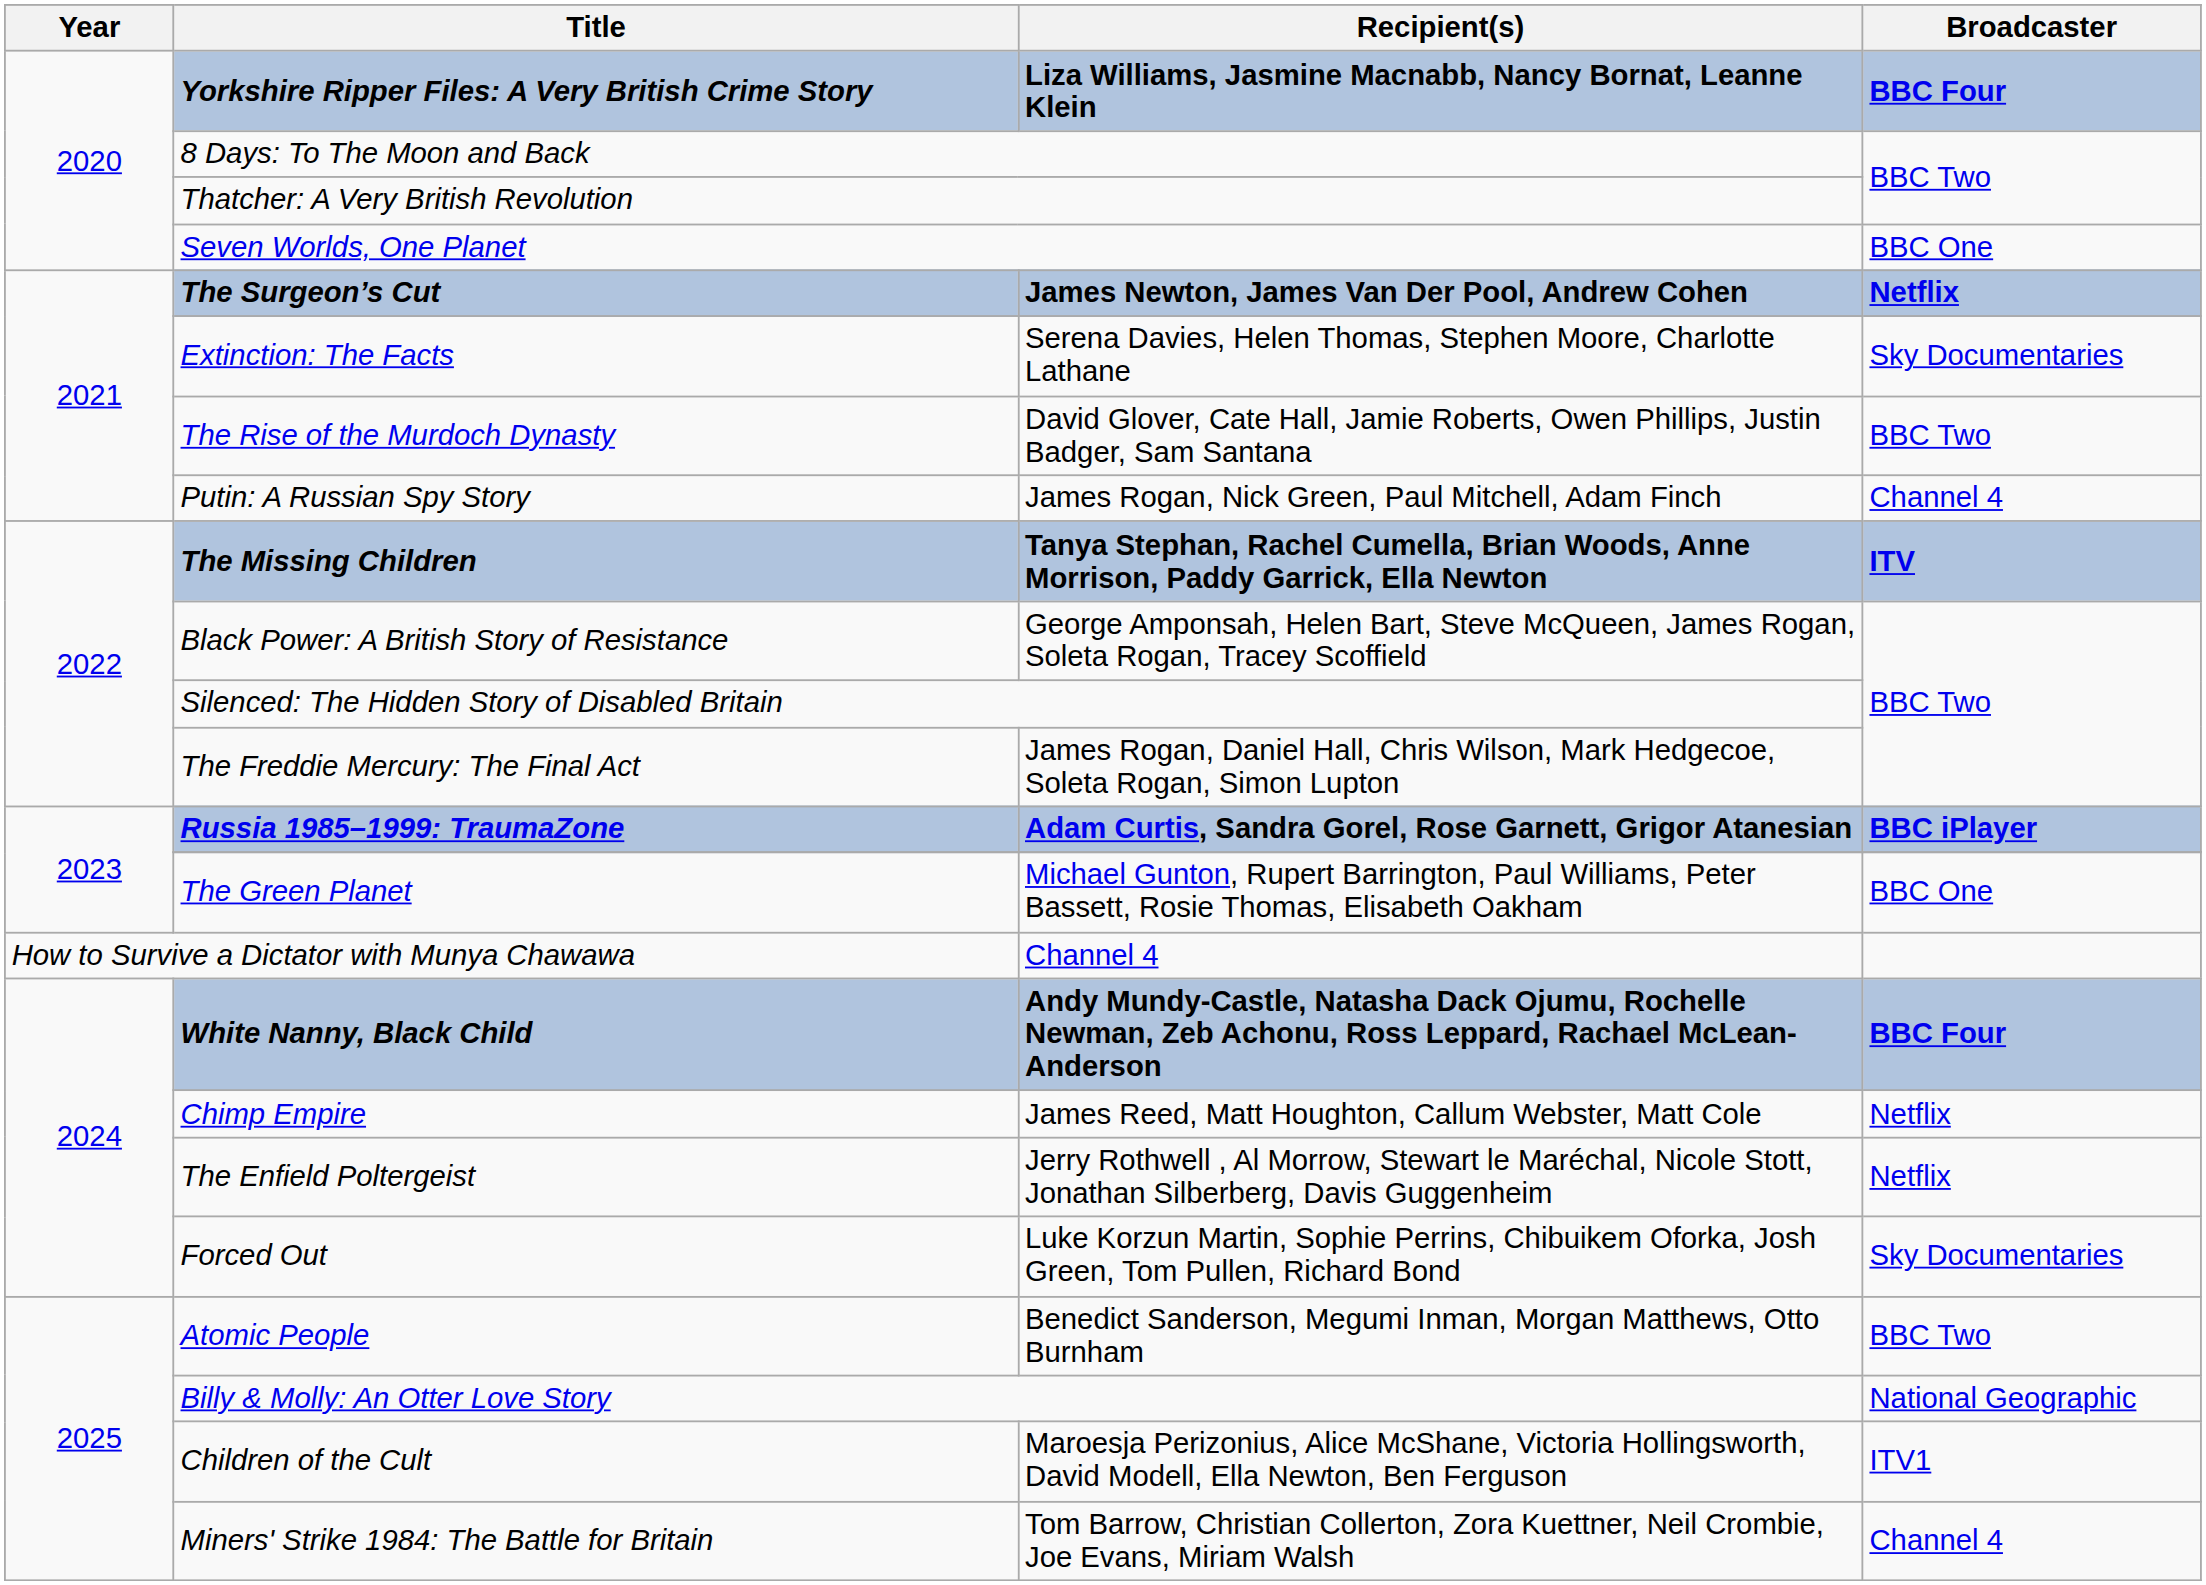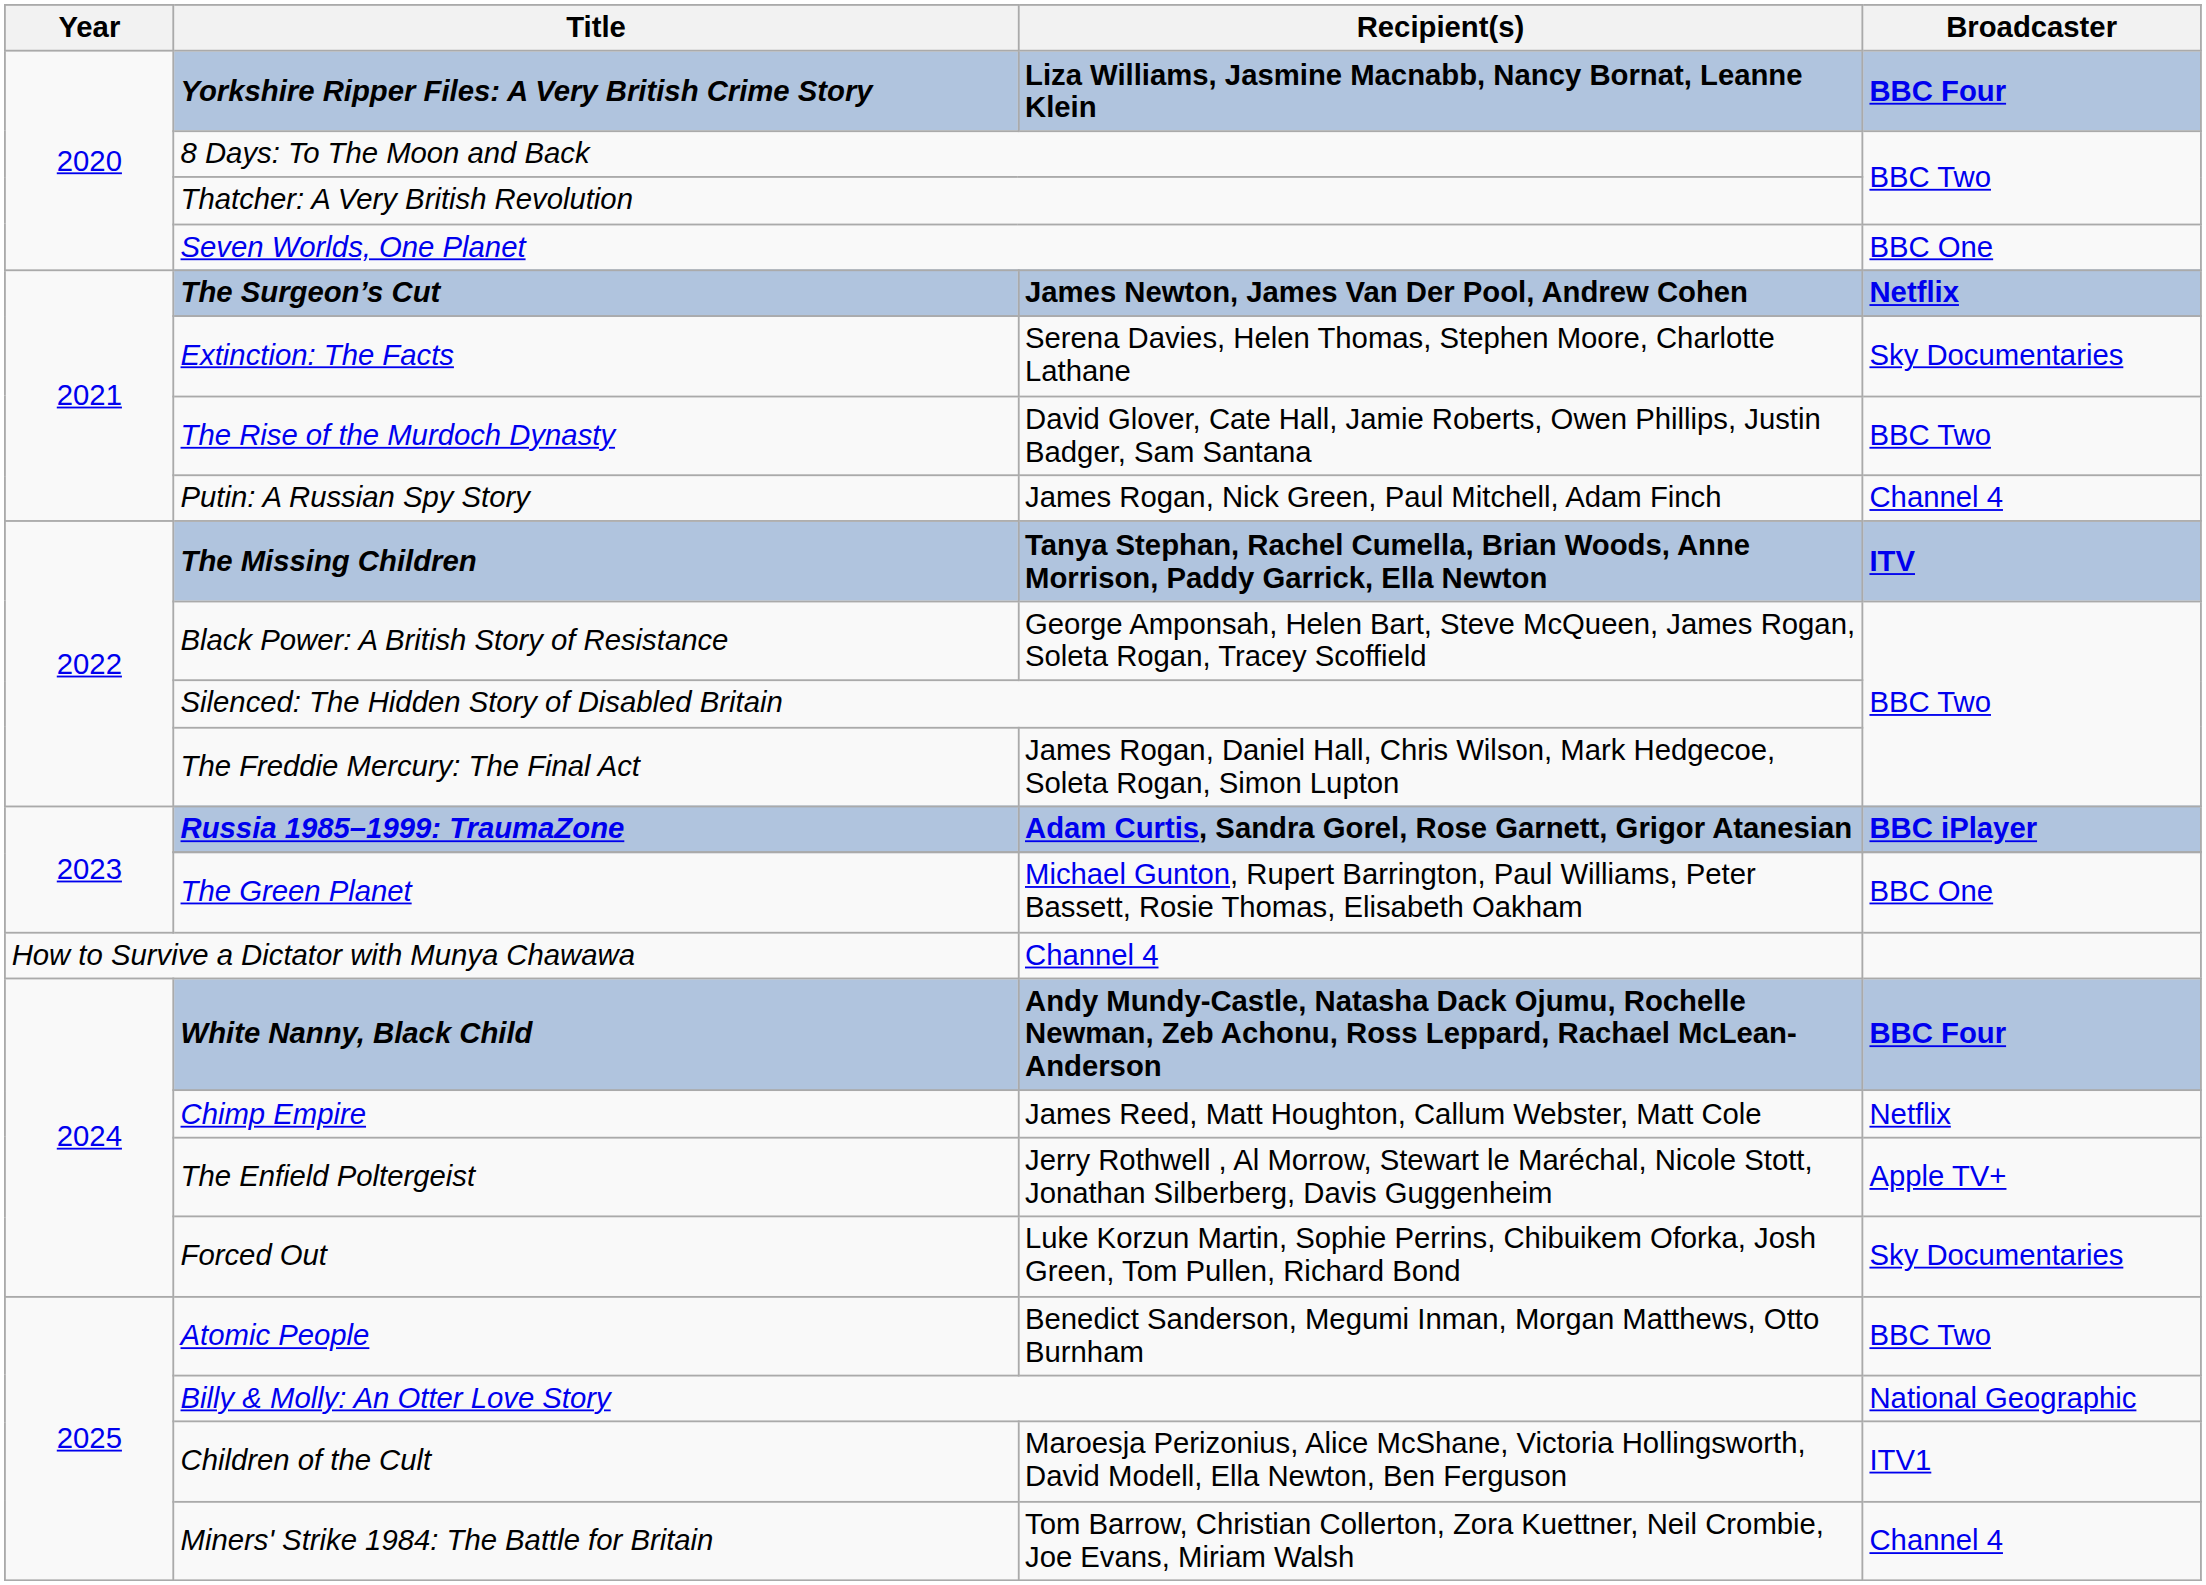(1910, 1176) Netflix -> (1938, 1176) Apple TV+
